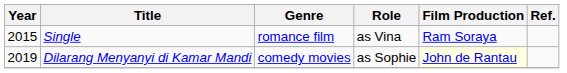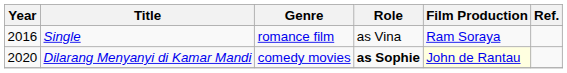(22, 36) 2015 -> (22, 36) 2016
(22, 58) 2019 -> (22, 58) 2020
(387, 58) normal -> (388, 58) bold
